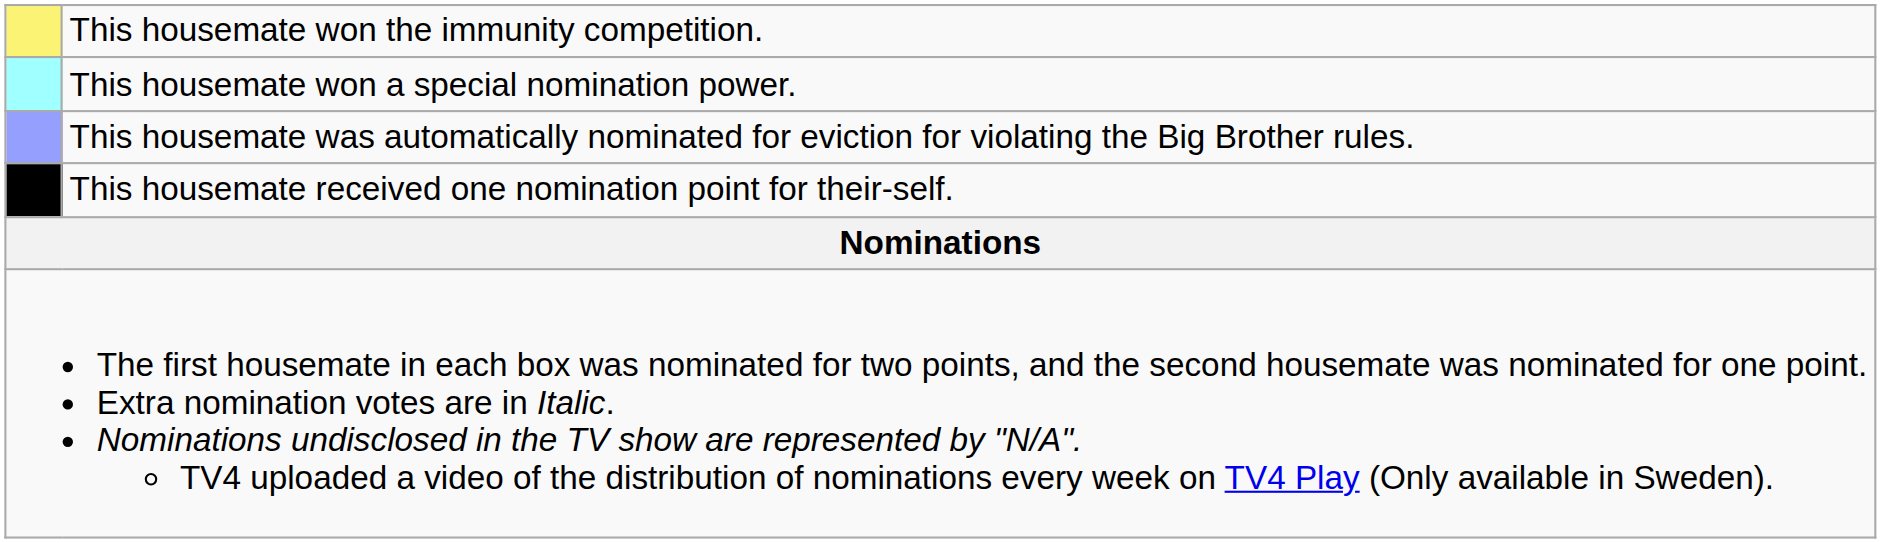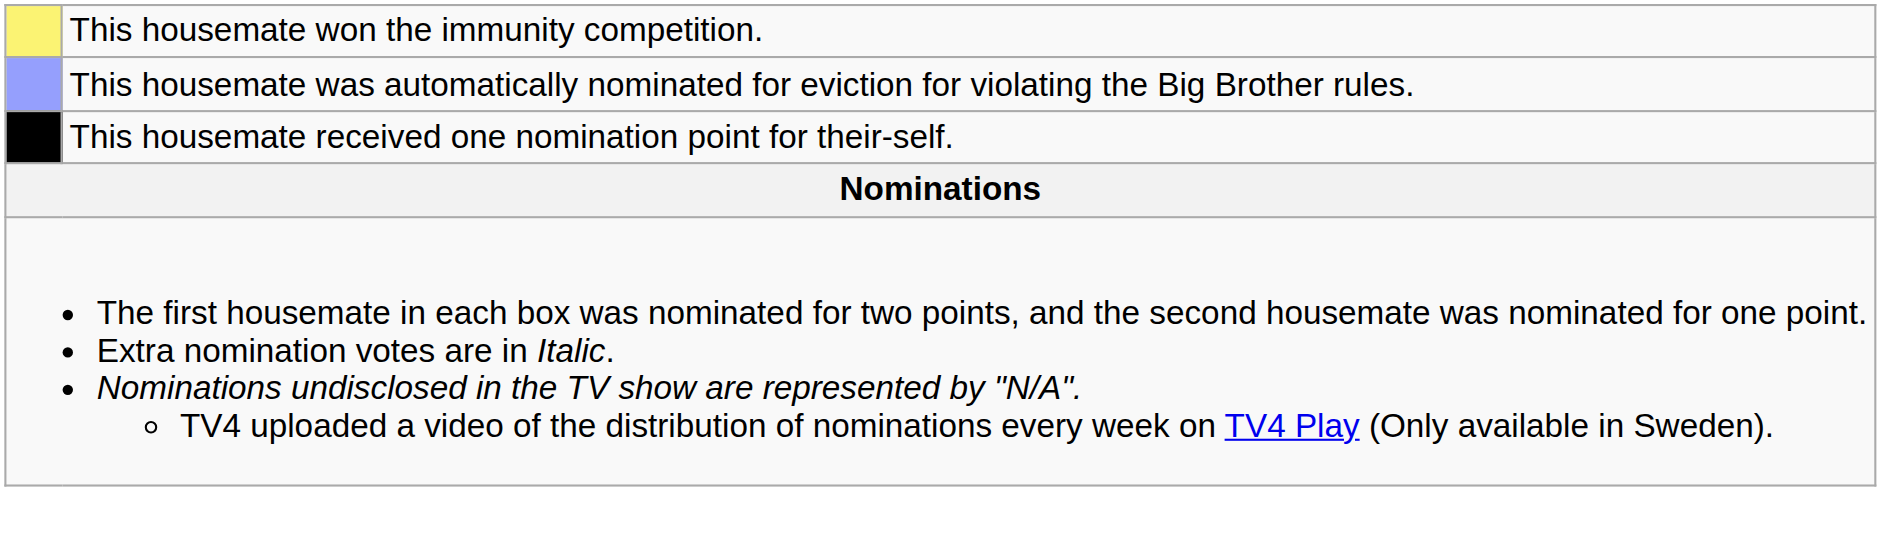- row: (433, 83)
